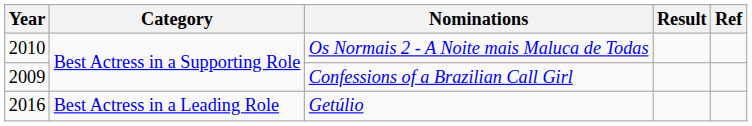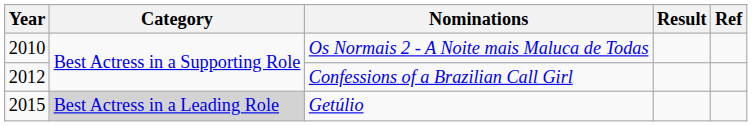(27, 76) 2009 -> (27, 76) 2012
(27, 105) 2016 -> (27, 105) 2015
(166, 105) no background -> (166, 105) lightgrey background
